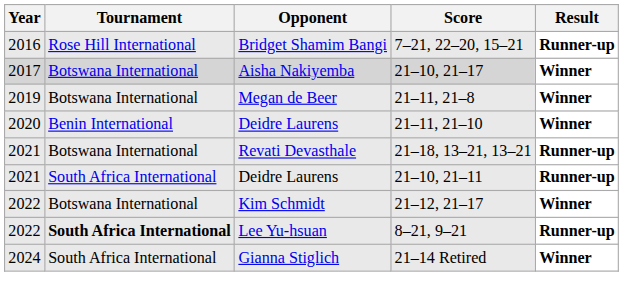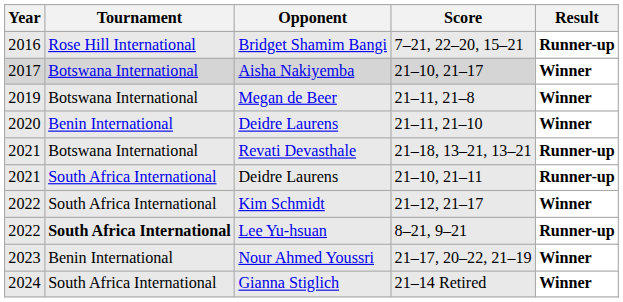(123, 204) Botswana International -> (132, 204) South Africa International
+ row: (306, 257)
